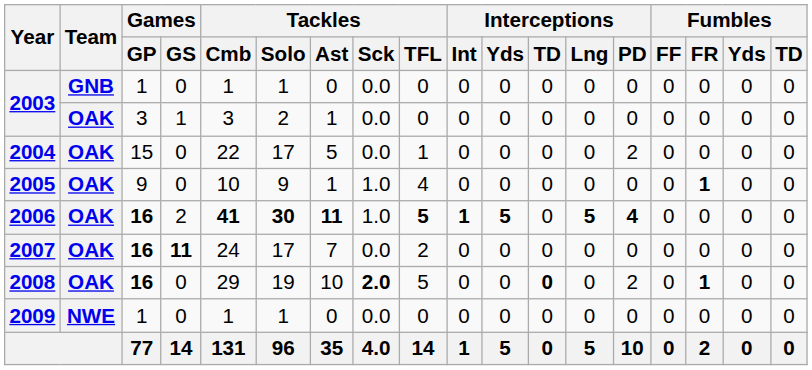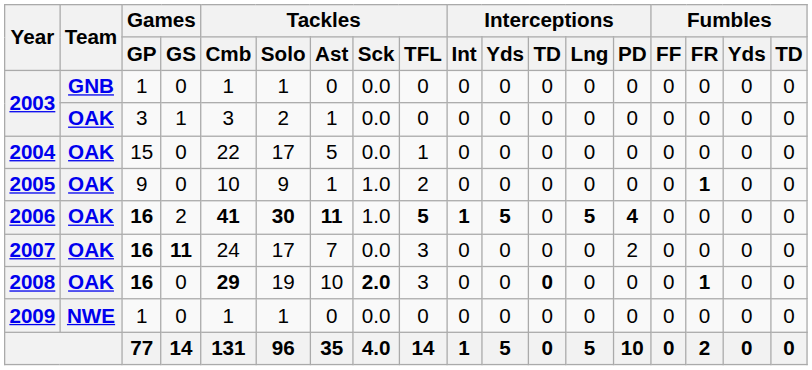(632, 151) 2 -> (632, 151) 0
(423, 184) 4 -> (423, 184) 2
(423, 250) 2 -> (423, 250) 3
(632, 250) 0 -> (632, 250) 2
(228, 282) normal -> (228, 282) bold
(423, 282) 5 -> (423, 282) 3
(632, 282) 2 -> (632, 282) 0
